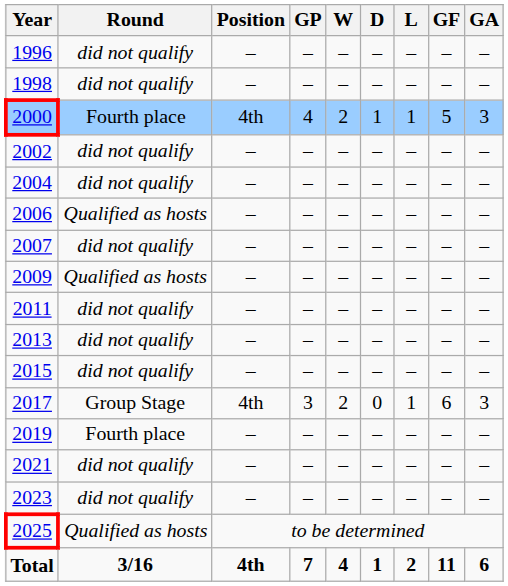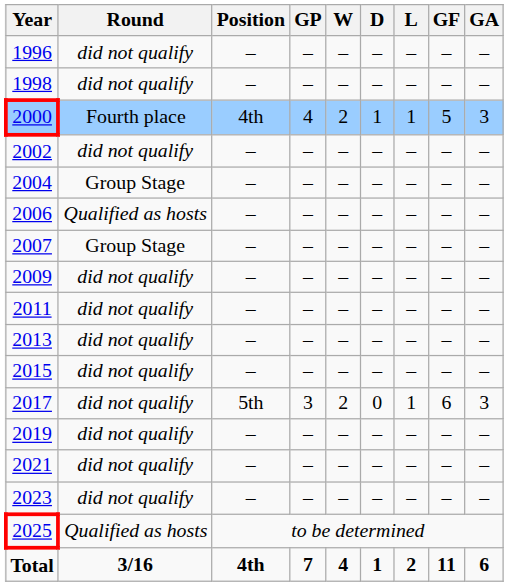(135, 182) did not qualify -> (135, 182) Group Stage
(135, 245) did not qualify -> (135, 245) Group Stage
(135, 276) Qualified as hosts -> (135, 276) did not qualify
(135, 402) Group Stage -> (135, 402) did not qualify
(251, 402) 4th -> (251, 402) 5th
(135, 434) Fourth place -> (135, 434) did not qualify
